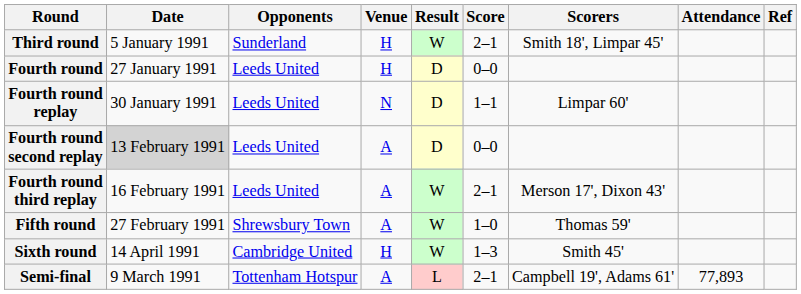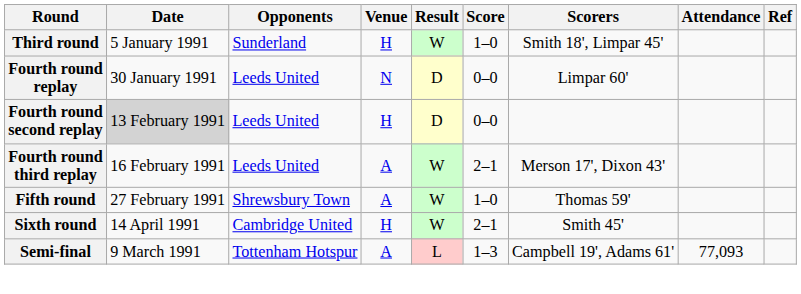(485, 42) 2–1 -> (485, 42) 1–0
- row: (55, 68)
(485, 103) 1–1 -> (485, 77) 0–0
(386, 147) A -> (386, 121) H
(485, 251) 1–3 -> (485, 225) 2–1
(485, 276) 2–1 -> (485, 251) 1–3
(721, 276) 77,893 -> (721, 251) 77,093
